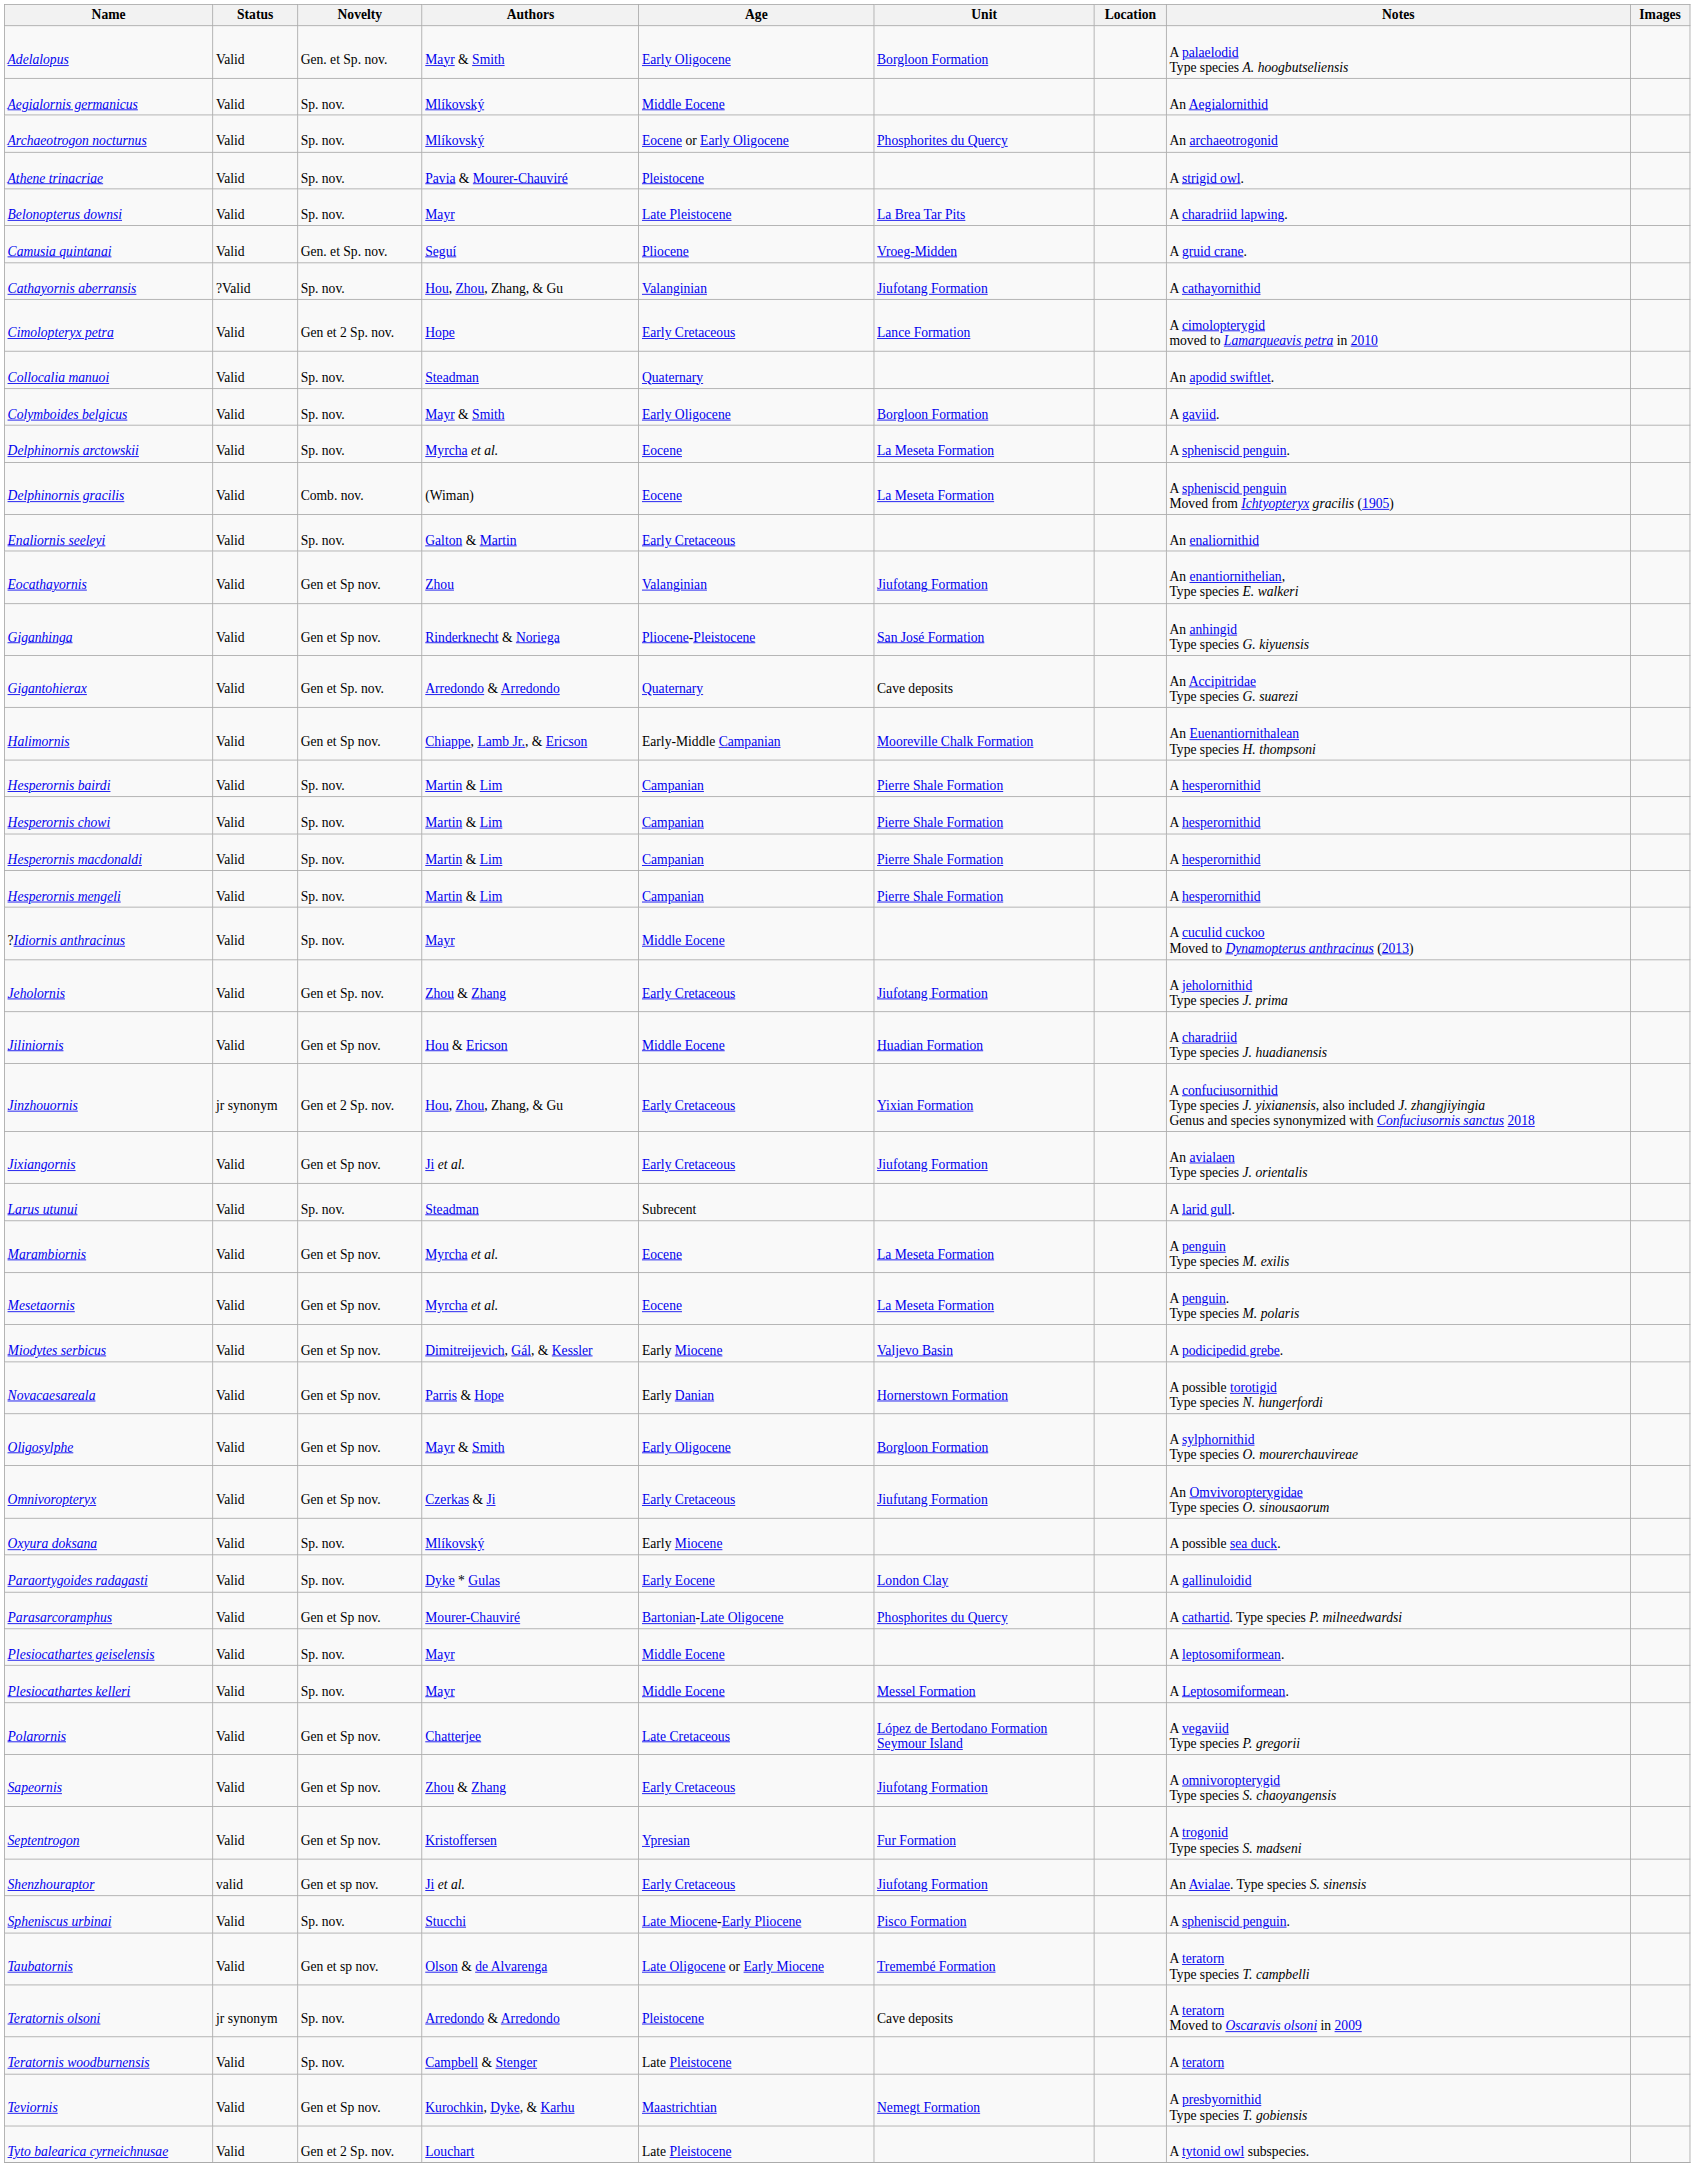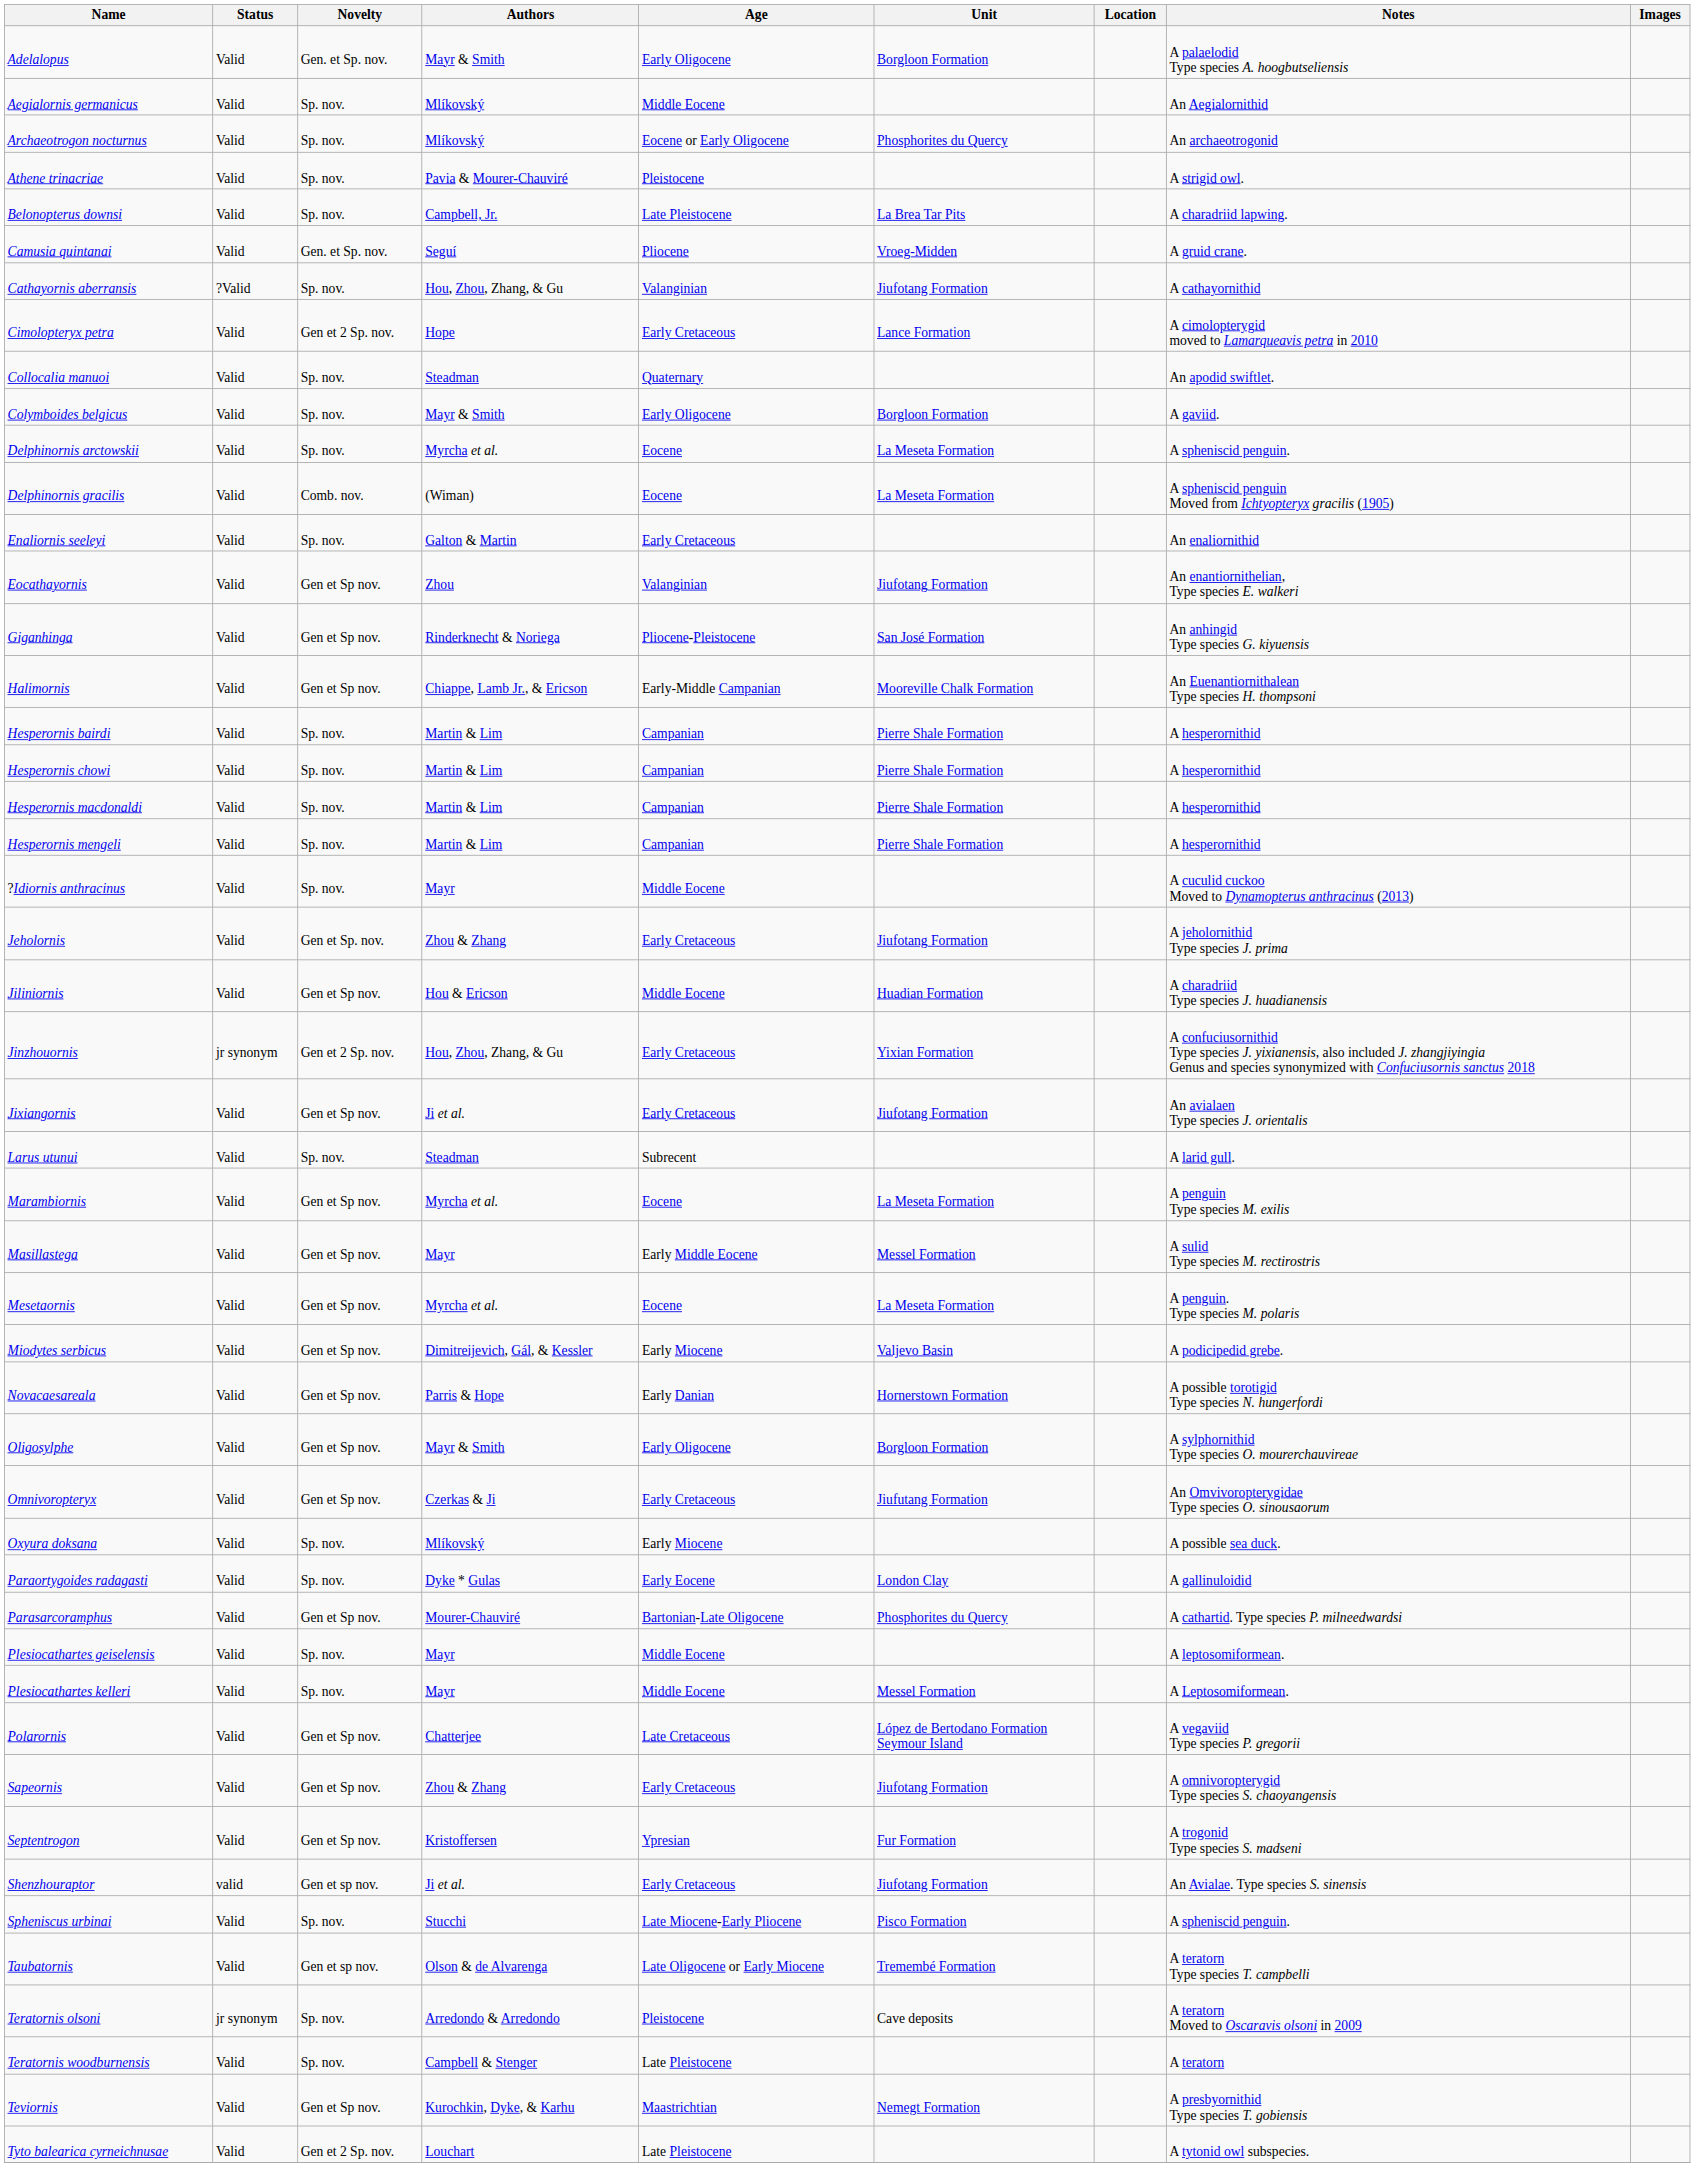(440, 214) Mayr -> (461, 214) Campbell, Jr.
- row: (47, 689)
+ row: (43, 1254)
